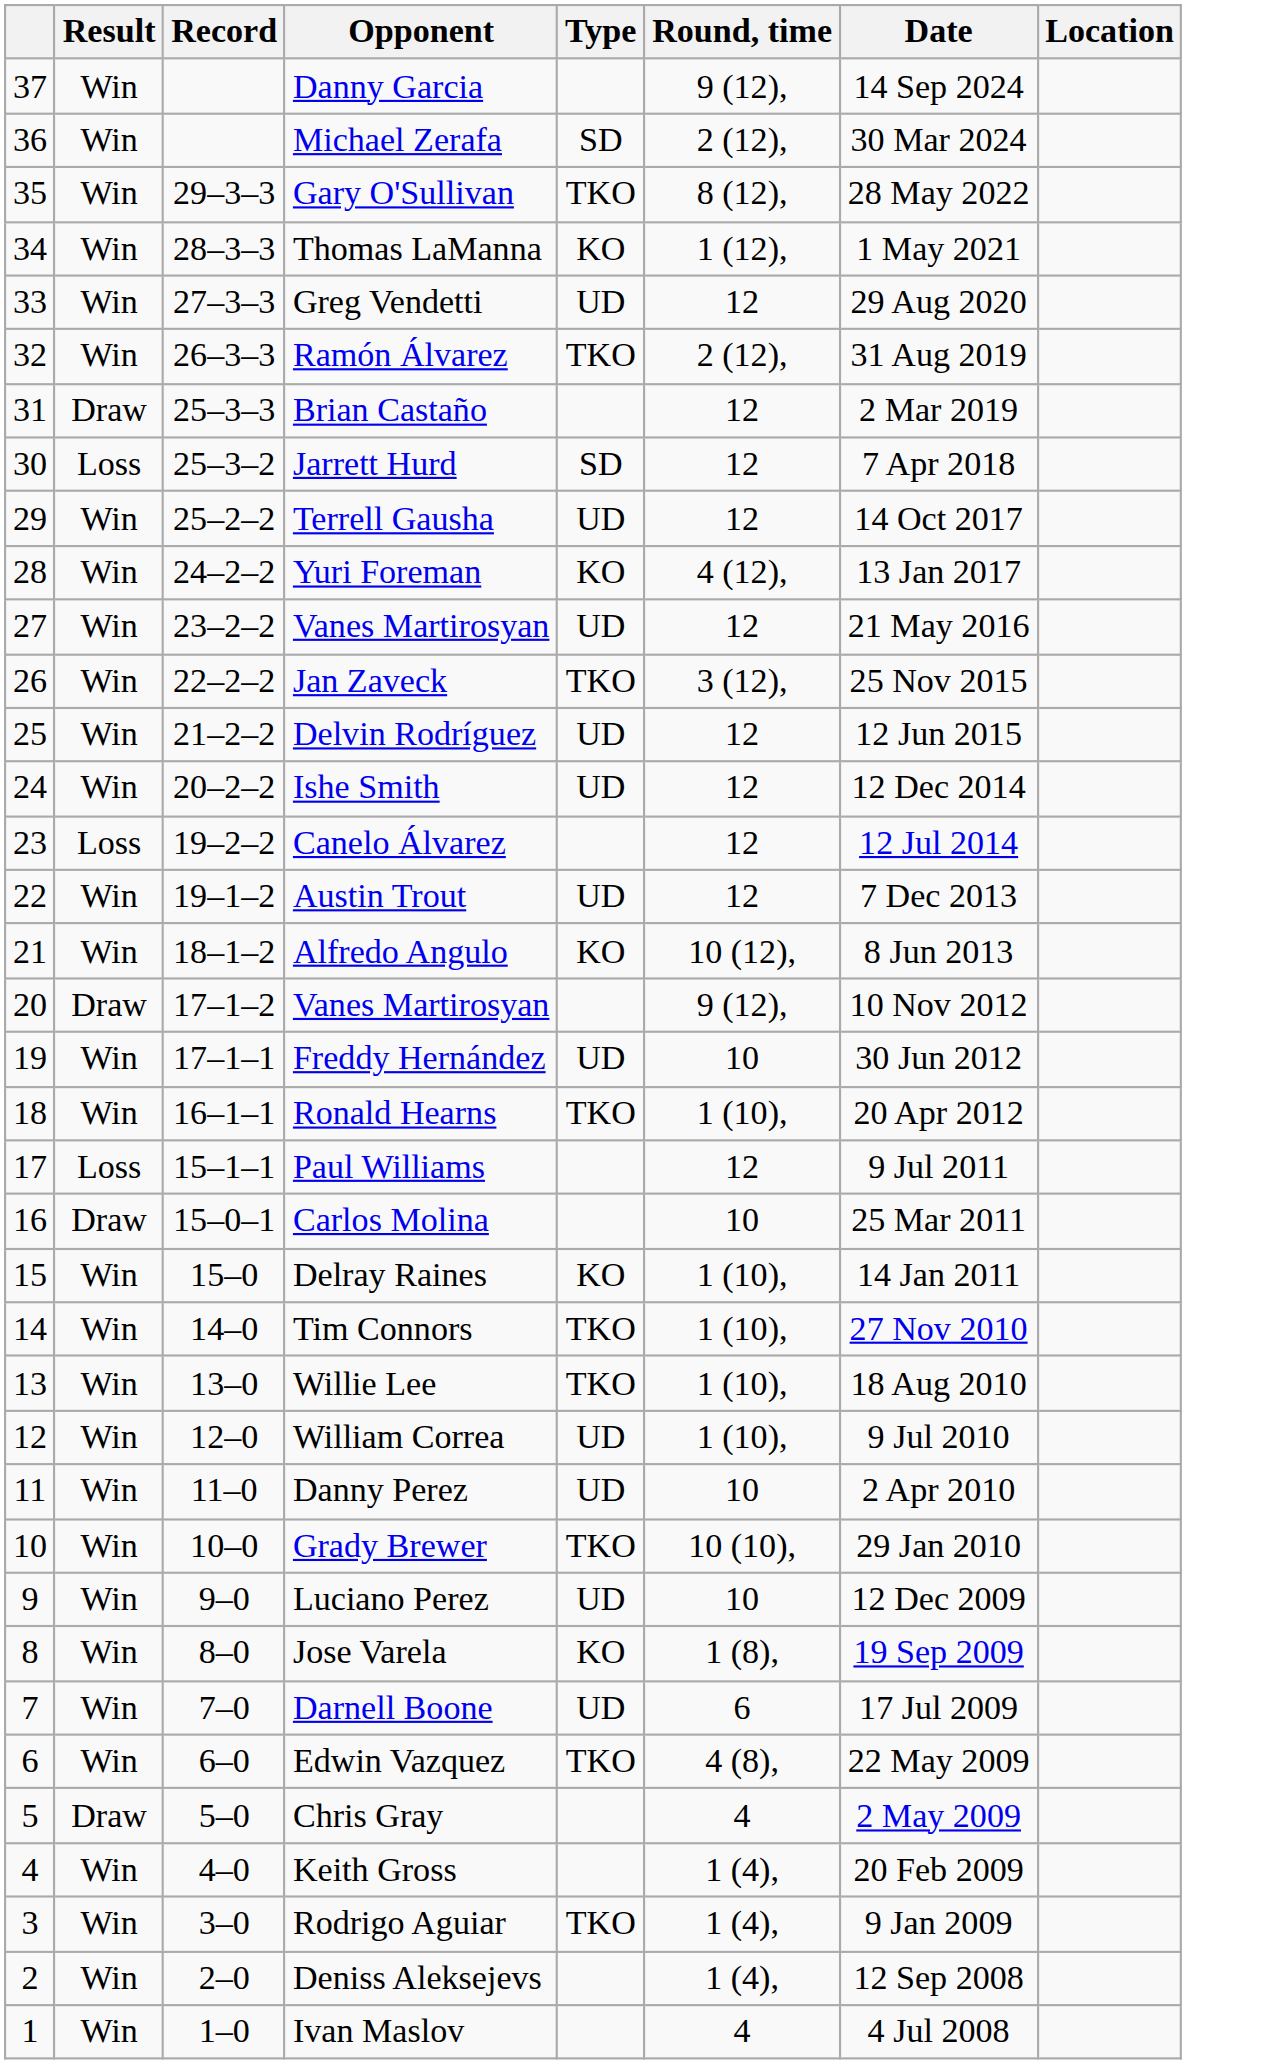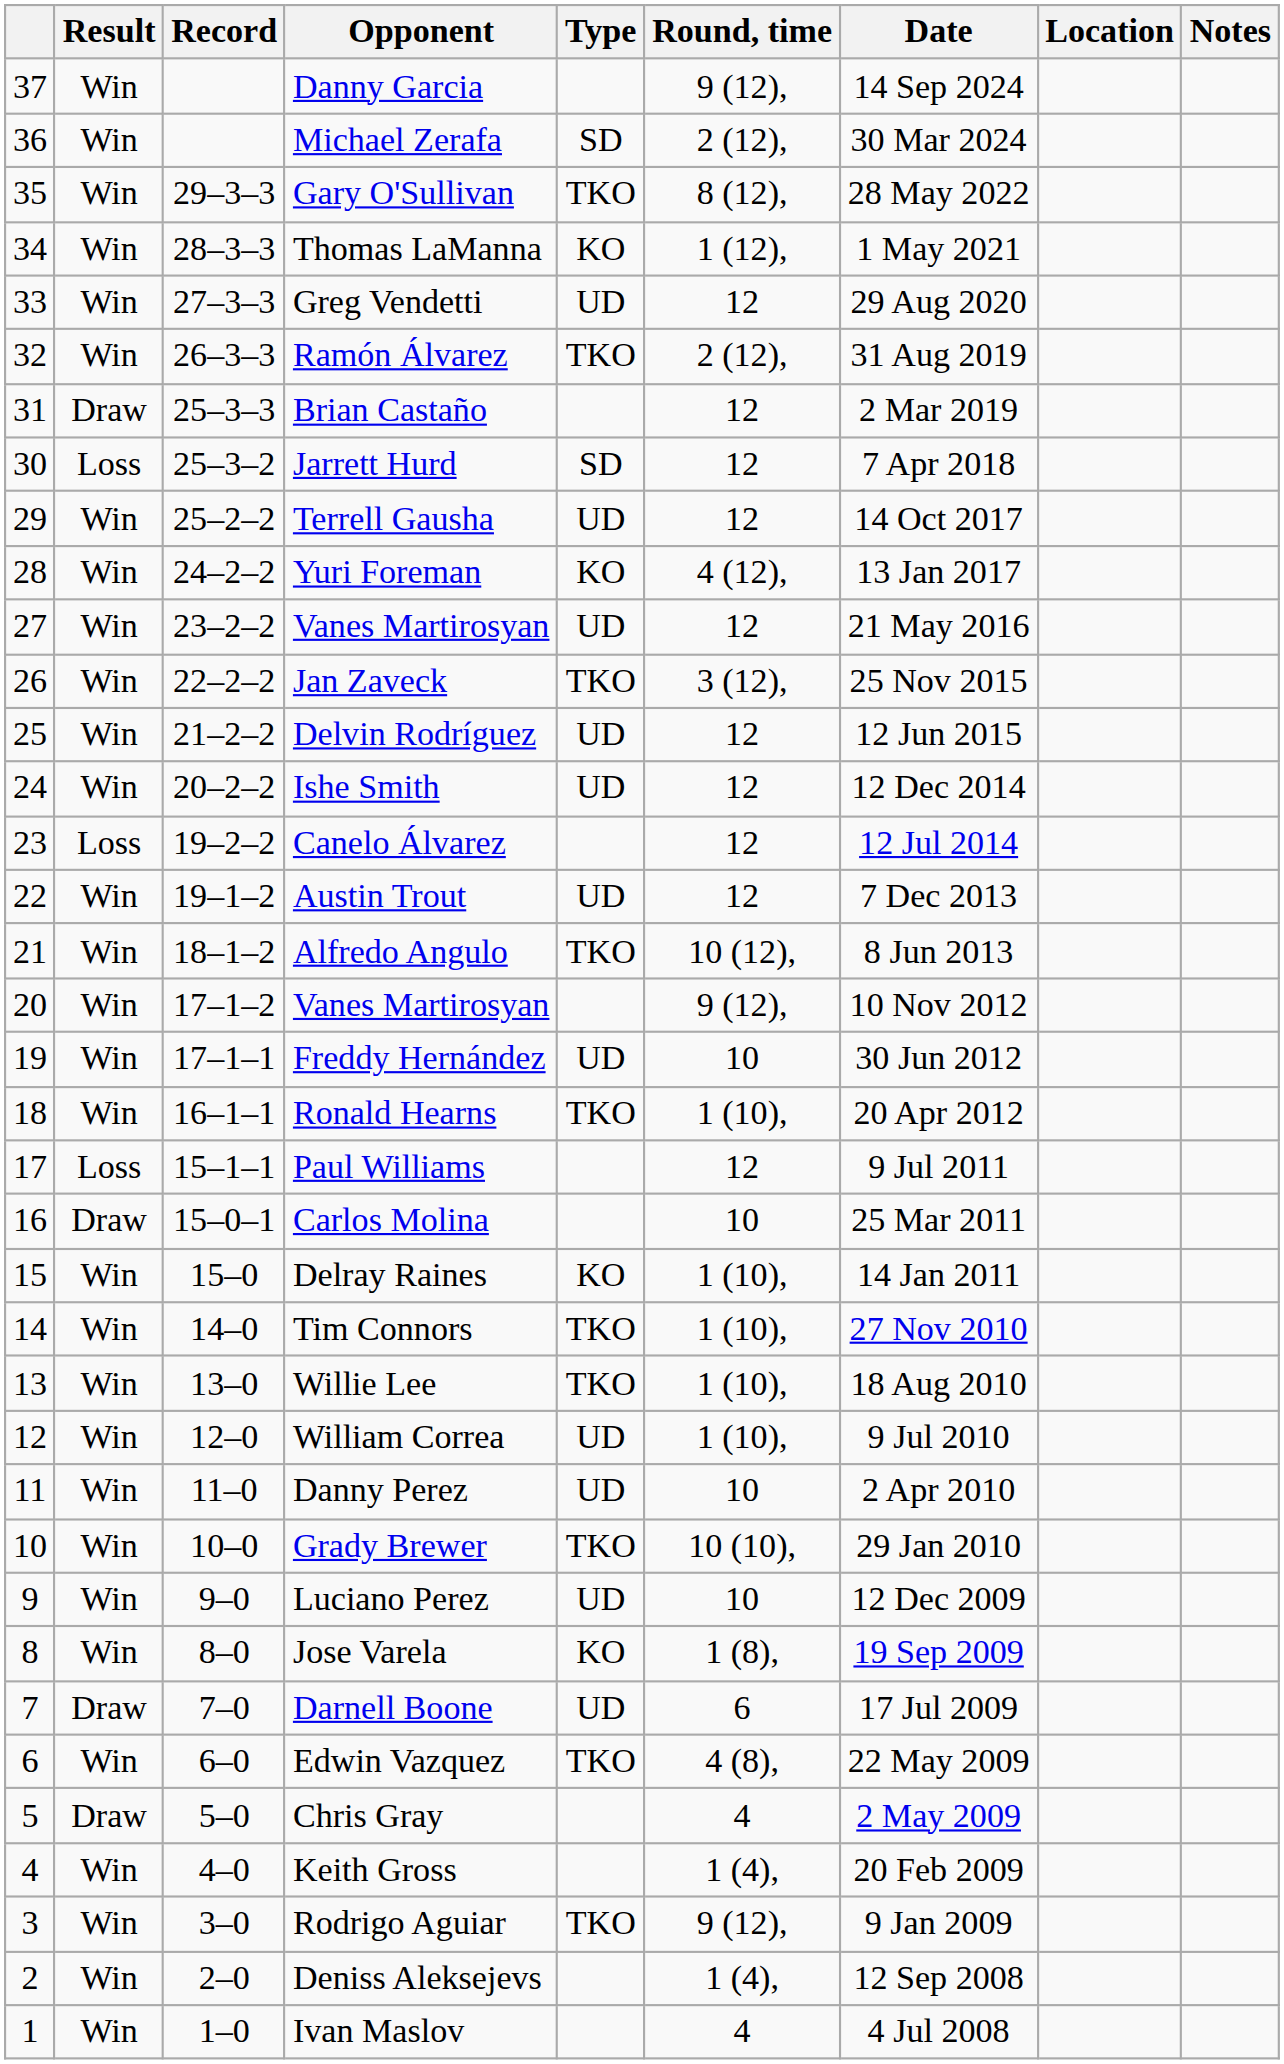+ column: (1230, 31)
(601, 950) KO -> (601, 950) TKO
(109, 1004) Draw -> (109, 1004) Win
(109, 1707) Win -> (109, 1707) Draw
(742, 1923) 1 (4), -> (742, 1923) 9 (12),
